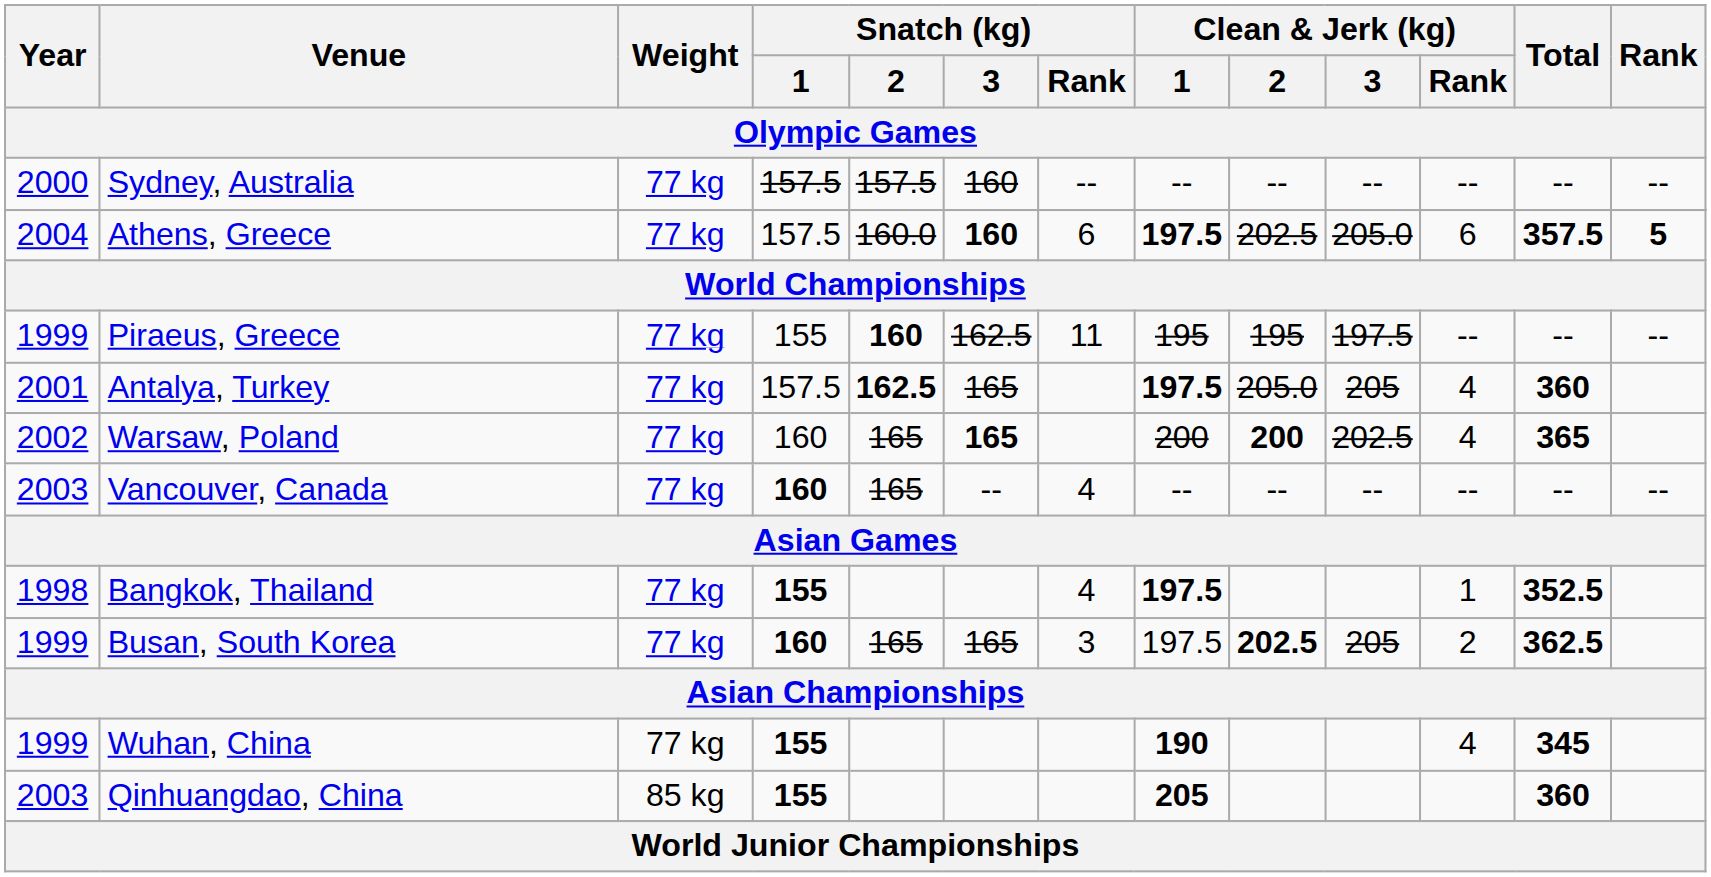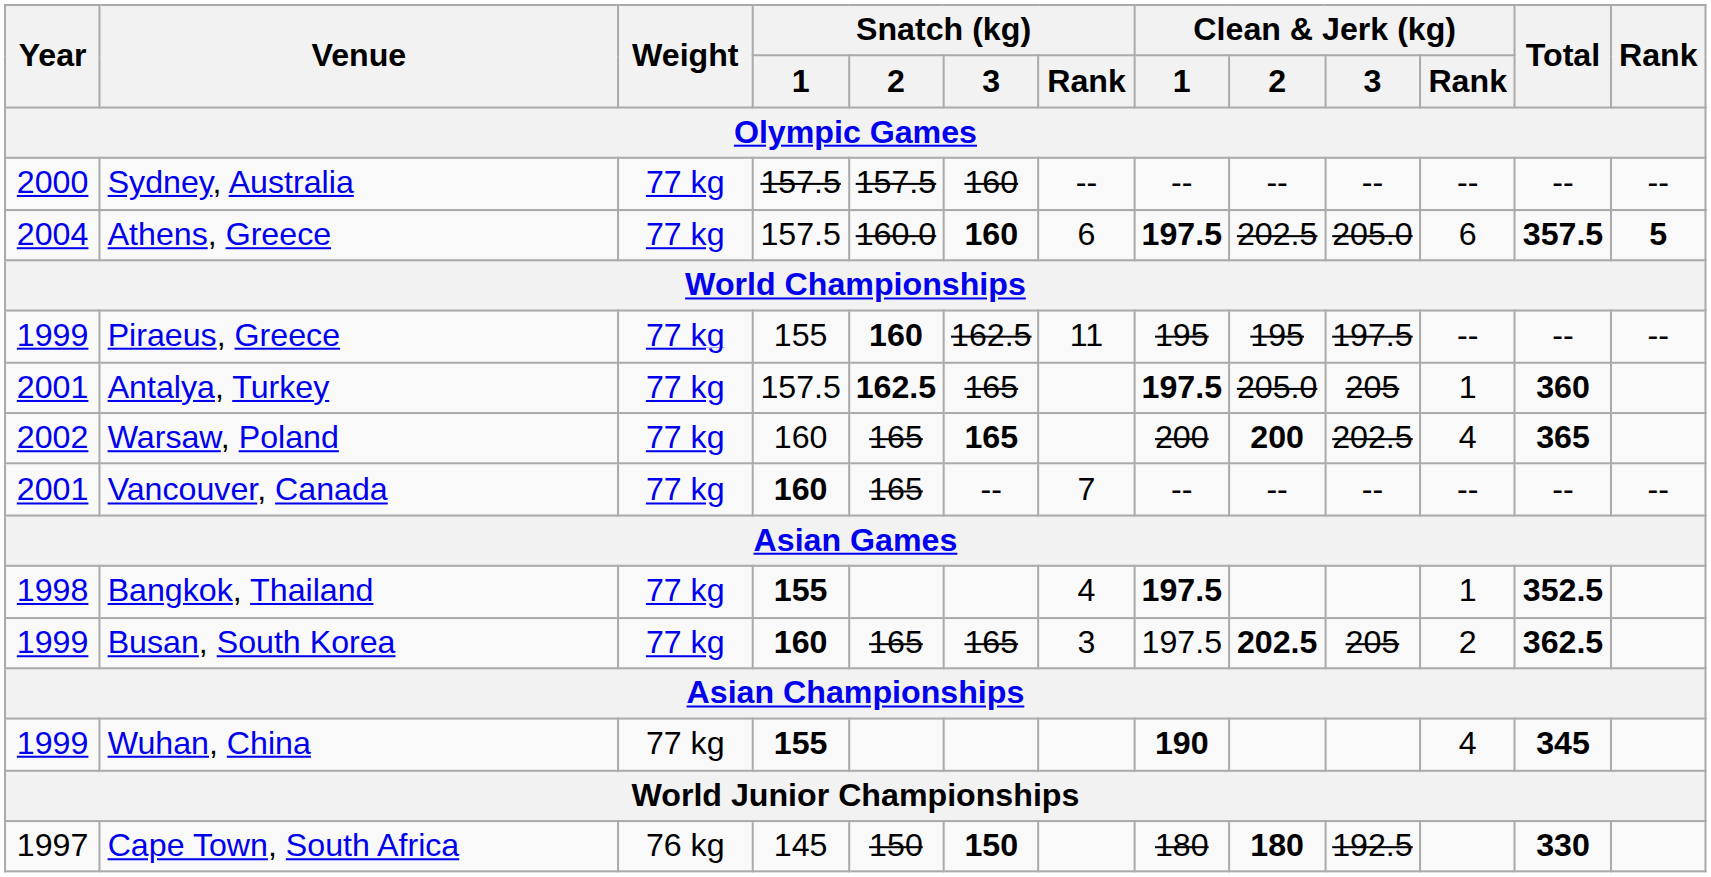(1468, 387) 4 -> (1468, 387) 1
(53, 489) 2003 -> (53, 489) 2001
(1087, 489) 4 -> (1087, 489) 7
- row: (255, 795)
+ row: (283, 846)
